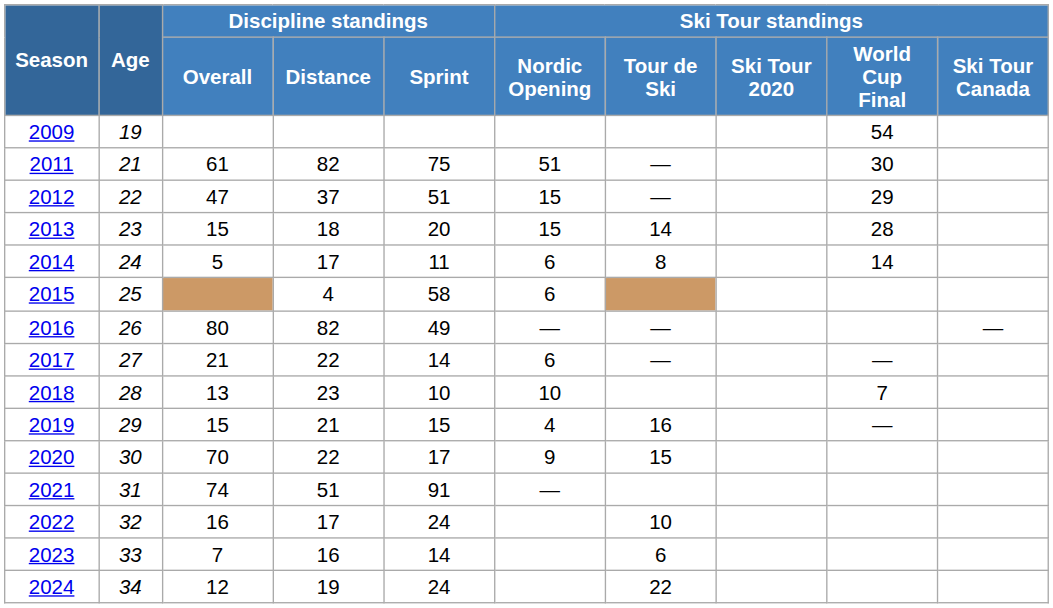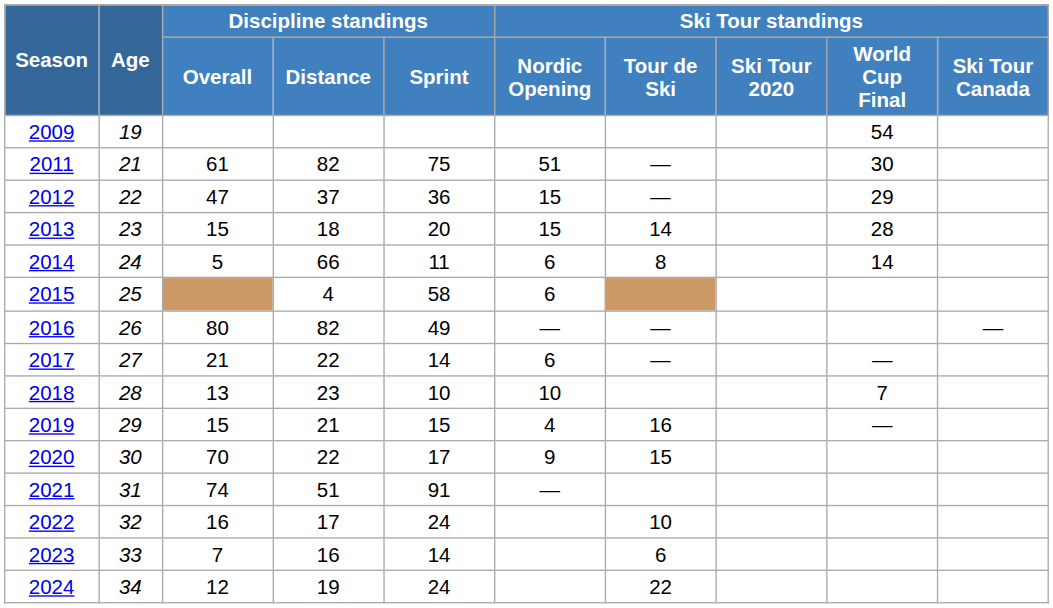(439, 197) 51 -> (439, 197) 36
(328, 262) 17 -> (328, 262) 66
